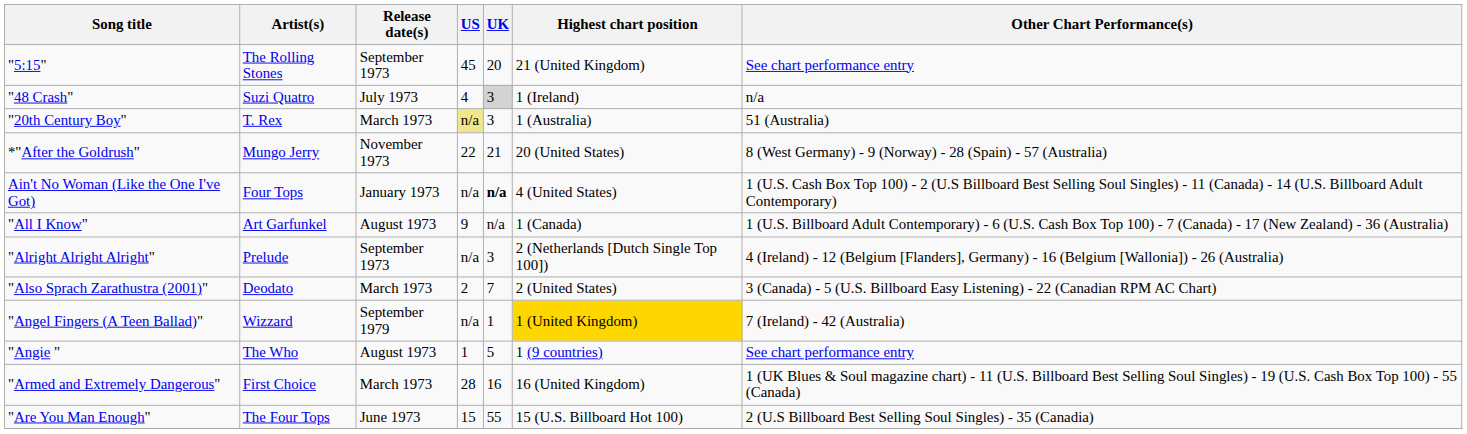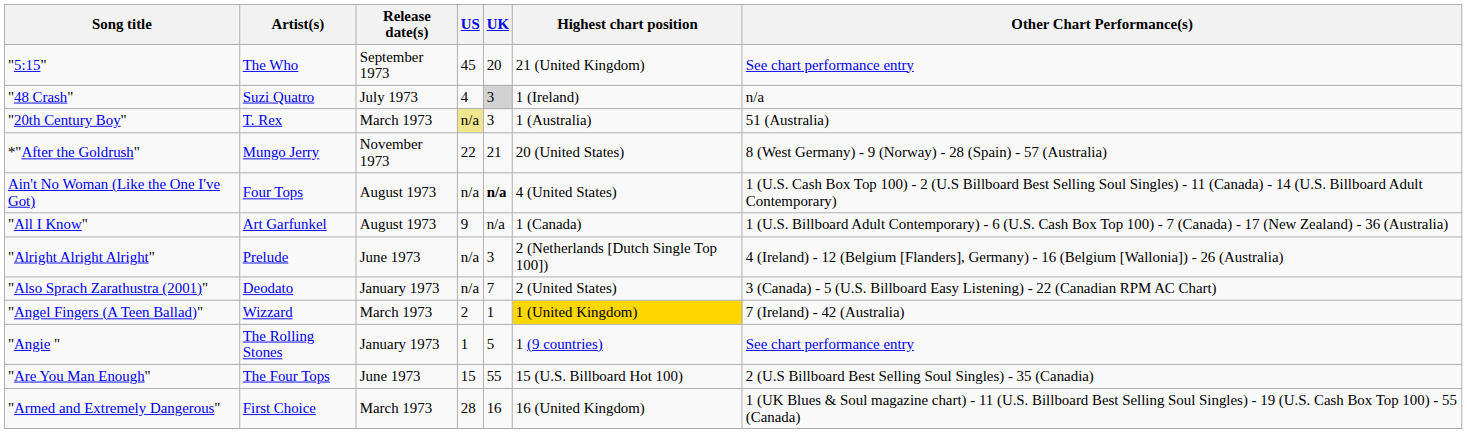(279, 65) The Rolling Stones -> (271, 65) The Who
(400, 192) January 1973 -> (398, 192) August 1973
(392, 256) September 1973 -> (390, 256) June 1973
(396, 288) March 1973 -> (400, 288) January 1973
(465, 288) 2 -> (470, 288) n/a
(392, 320) September 1979 -> (396, 312) March 1973
(470, 320) n/a -> (465, 312) 2
(271, 352) The Who -> (279, 344) The Rolling Stones
(398, 352) August 1973 -> (400, 344) January 1973
rows swapped: (79, 416) <-> (114, 384)
